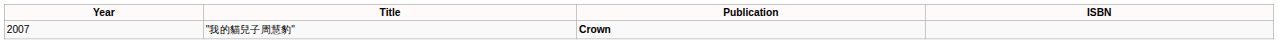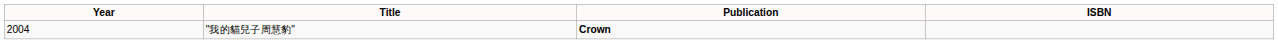(18, 29) 2007 -> (18, 29) 2004
